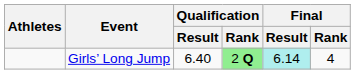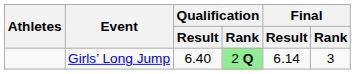(287, 59) paleturquoise background -> (287, 59) no background
(331, 59) 4 -> (331, 59) 3
